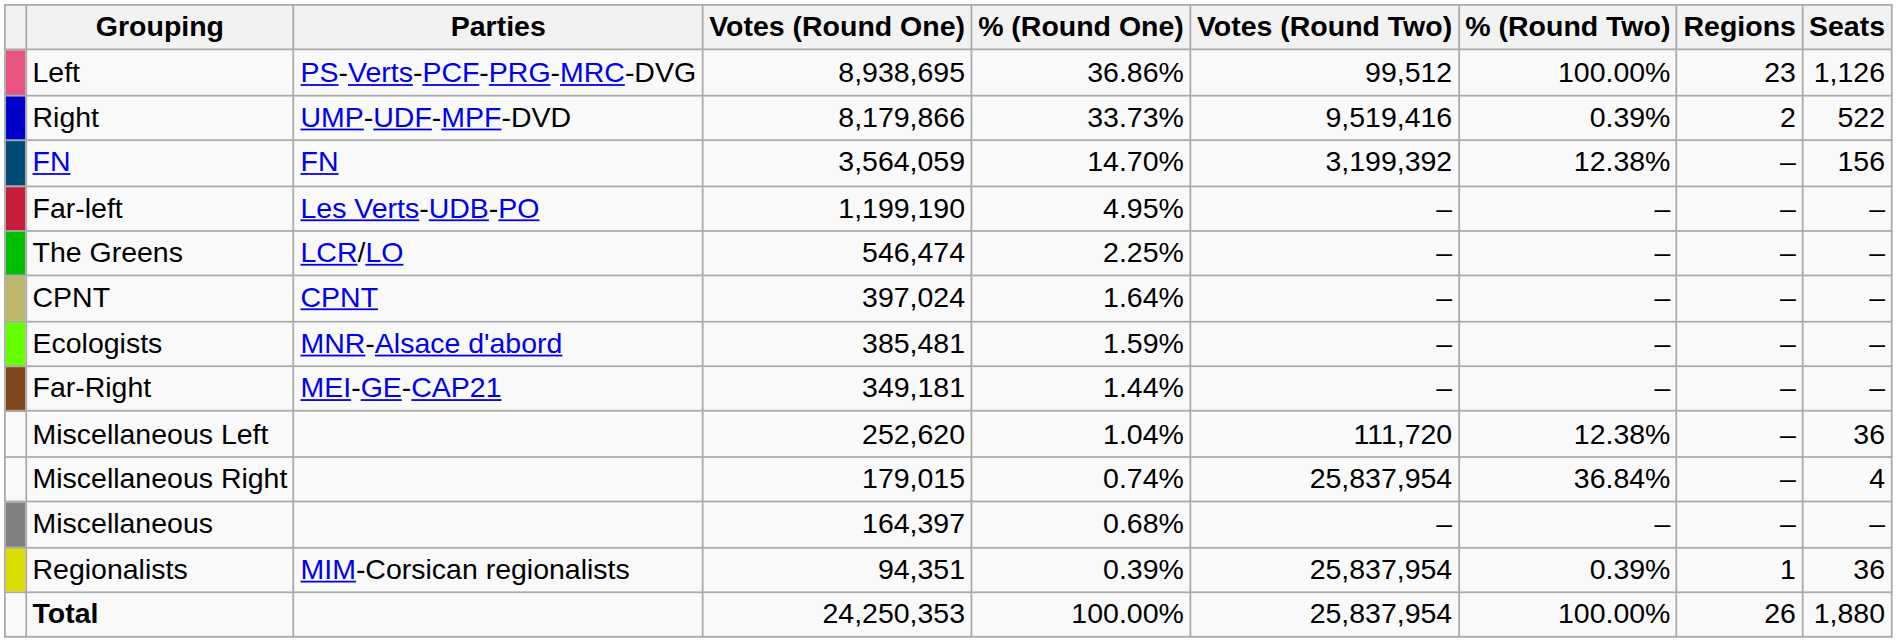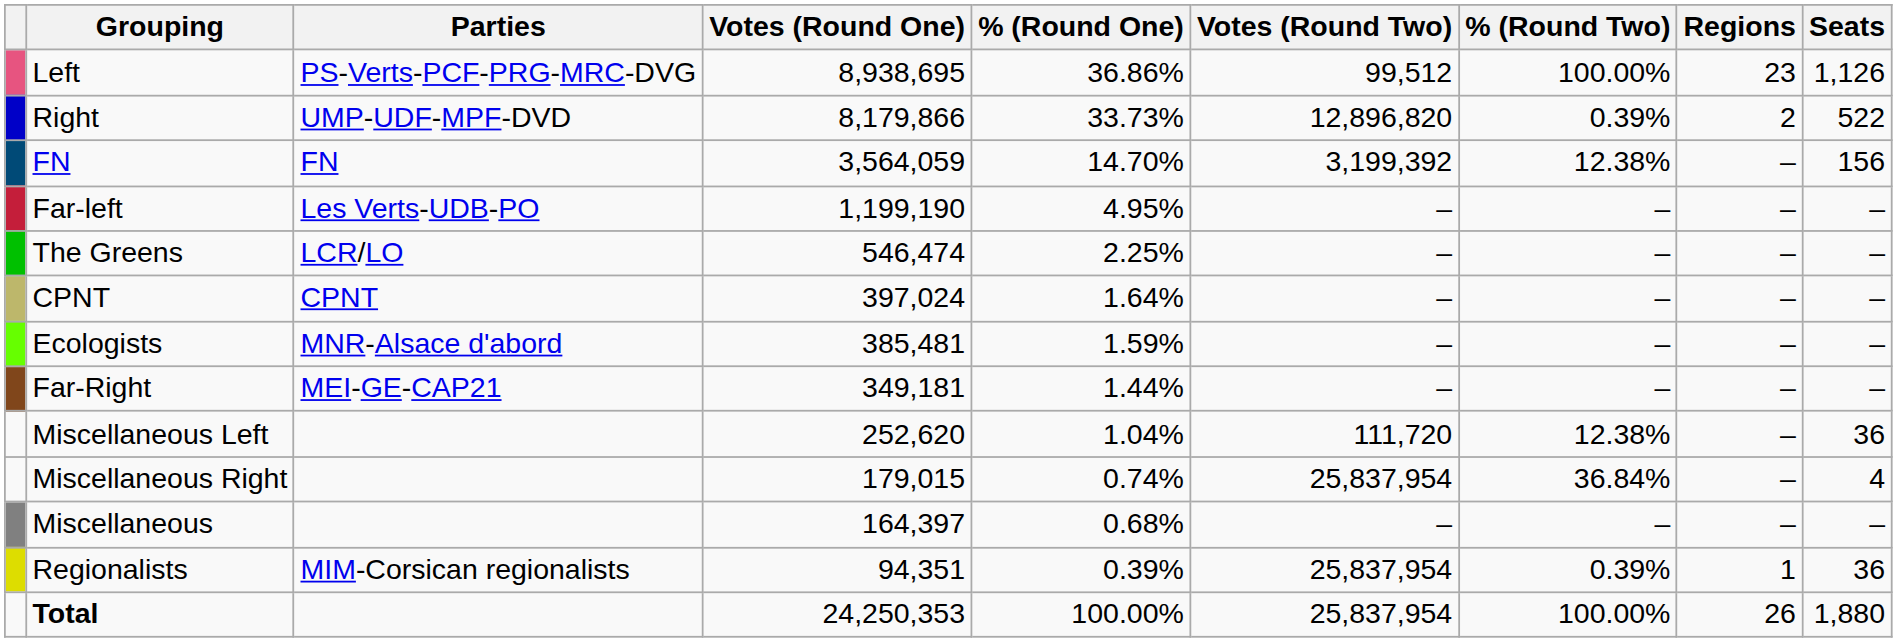(1389, 117) 9,519,416 -> (1381, 117) 12,896,820
